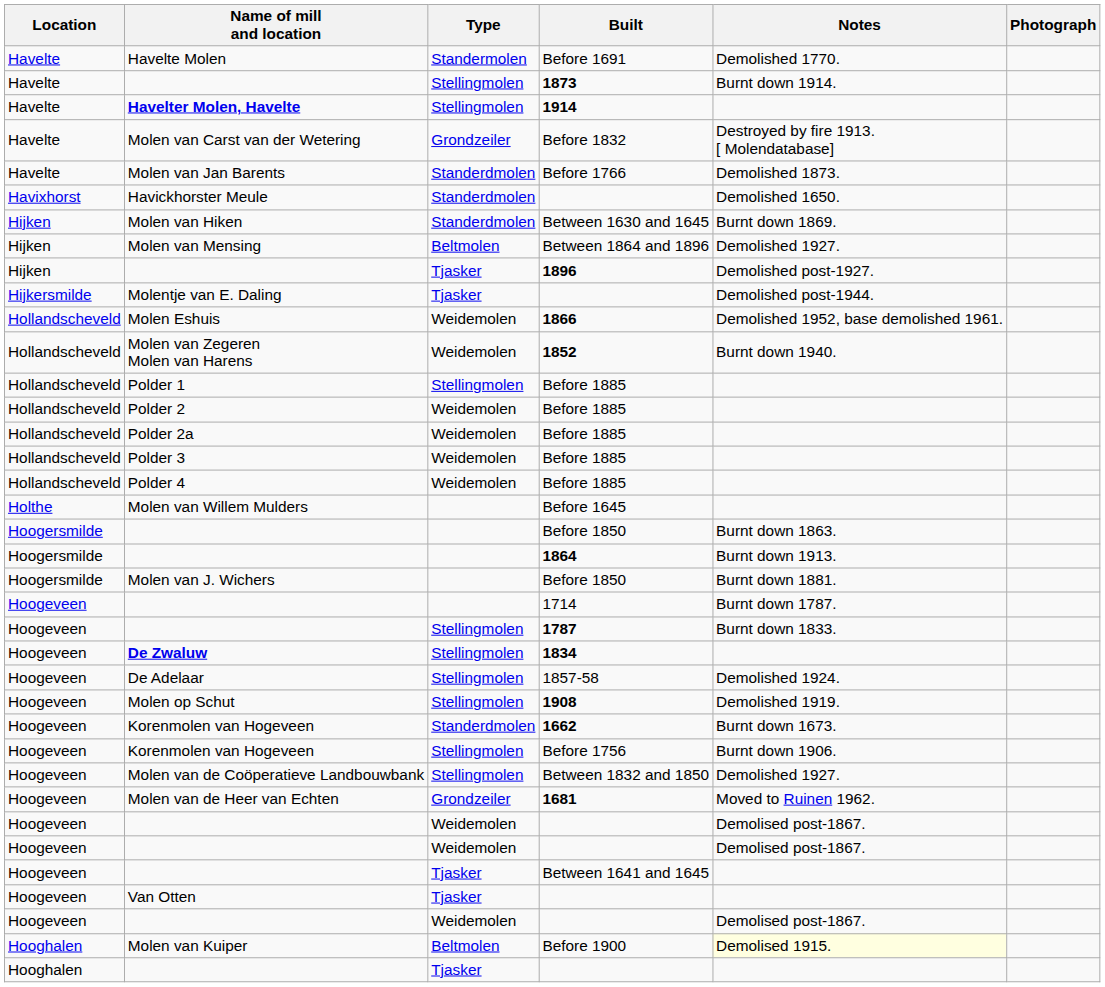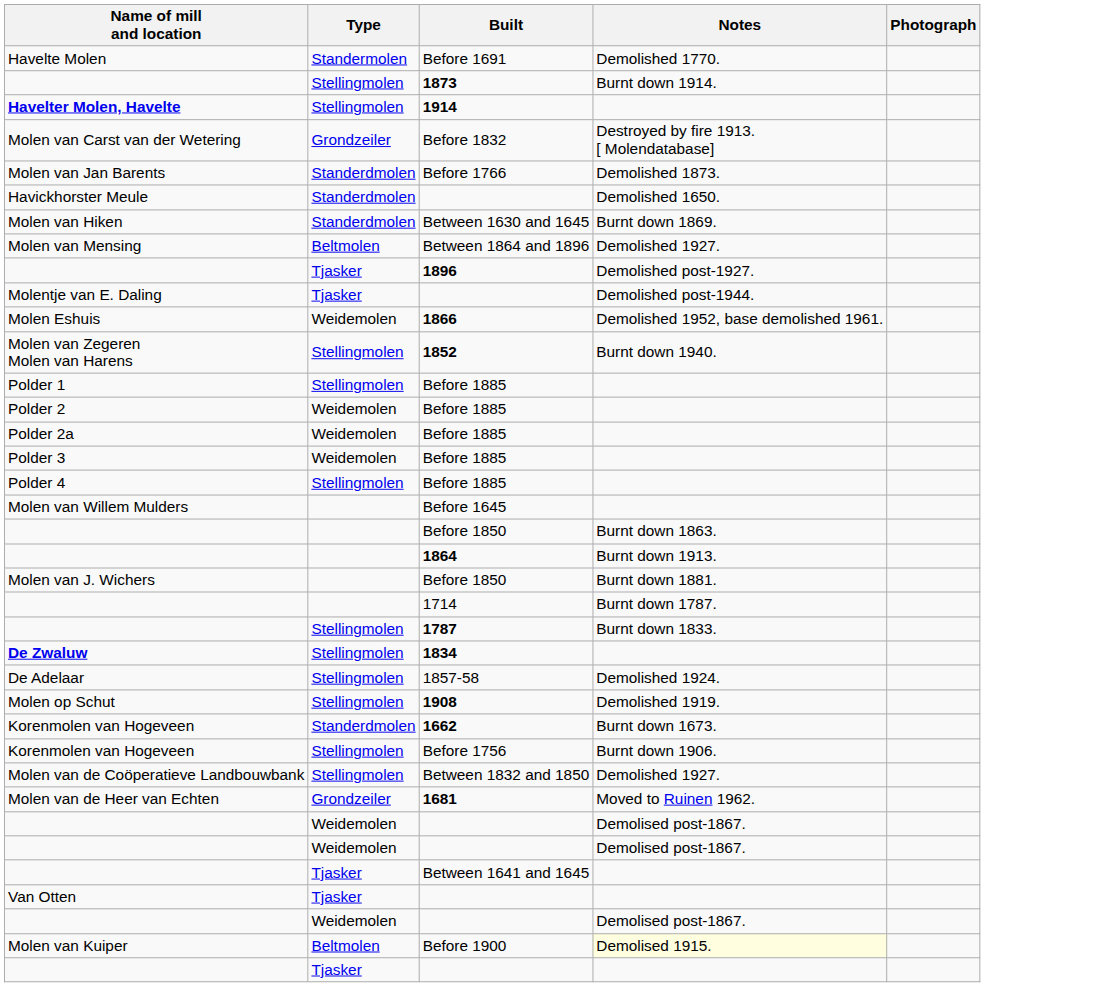- column: (64, 25)
(474, 352) Weidemolen -> (358, 352) Stellingmolen
(474, 482) Weidemolen -> (358, 482) Stellingmolen
